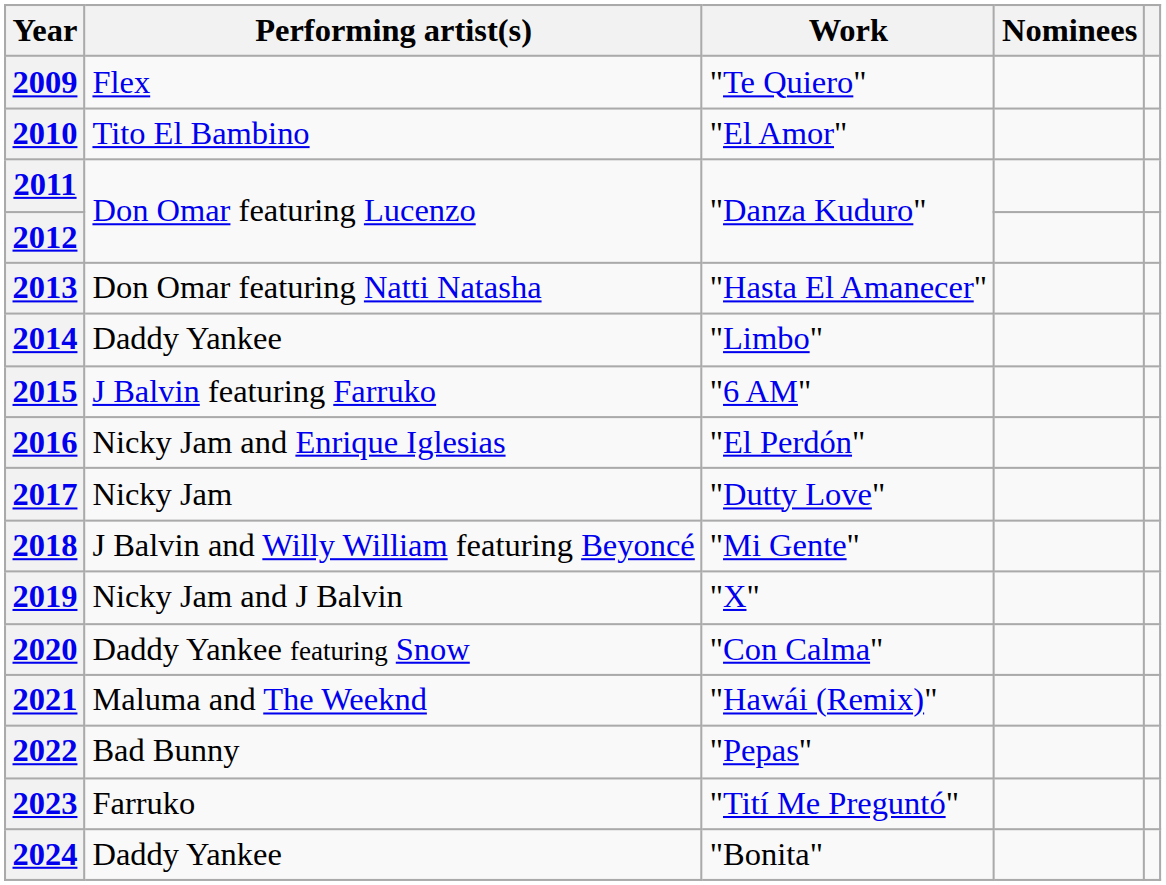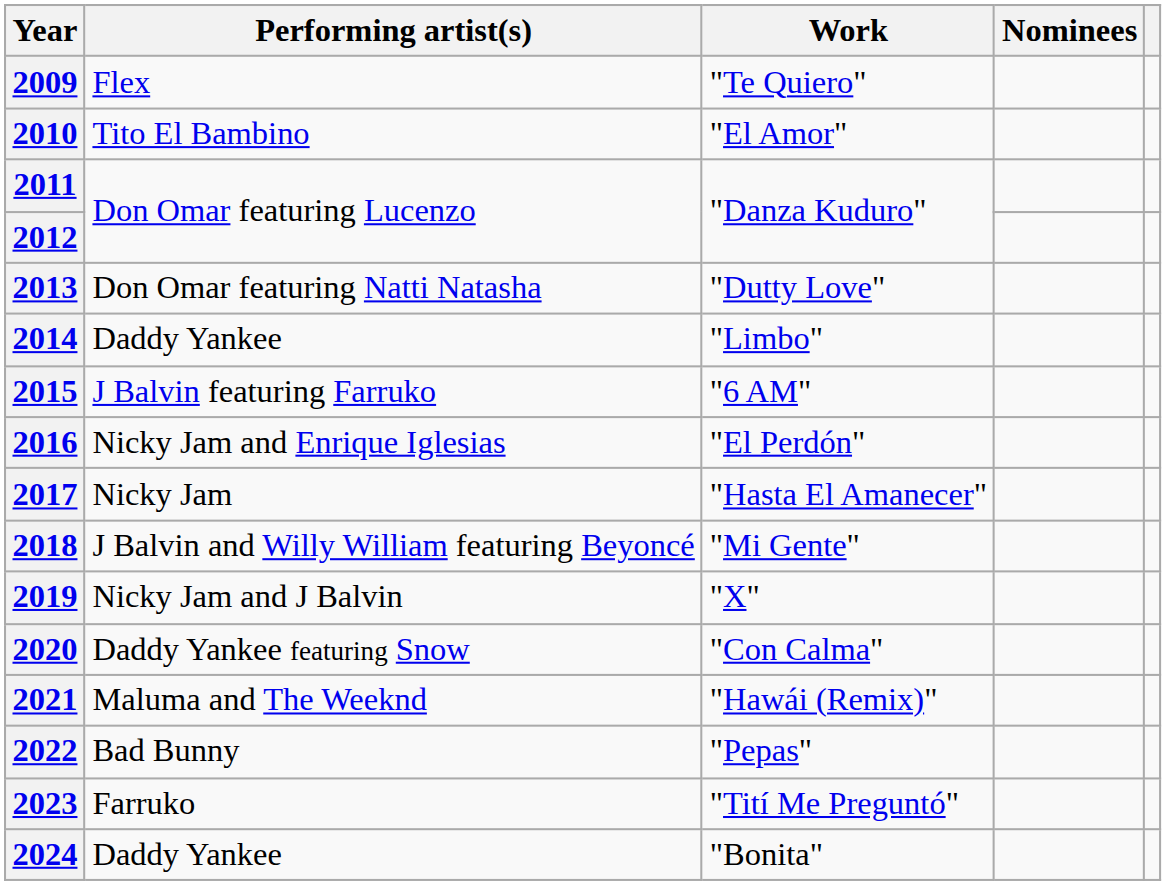(848, 287) "Hasta El Amanecer" -> (797, 287) "Dutty Love"
(797, 493) "Dutty Love" -> (848, 493) "Hasta El Amanecer"
